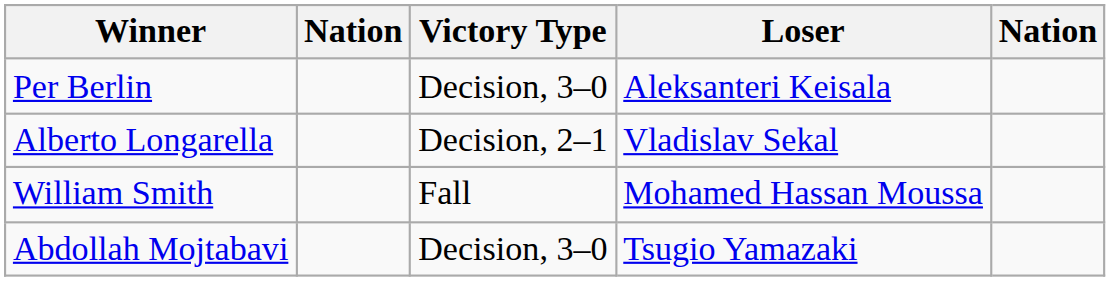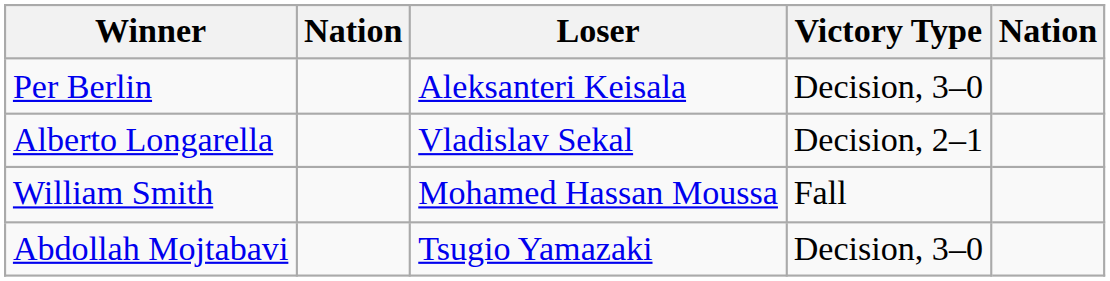columns swapped: (513, 31) <-> (803, 31)
